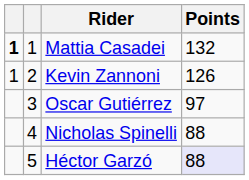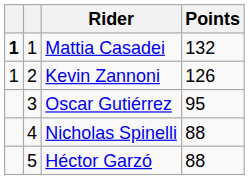(195, 104) 97 -> (195, 104) 95
(195, 161) lavender background -> (195, 161) no background
